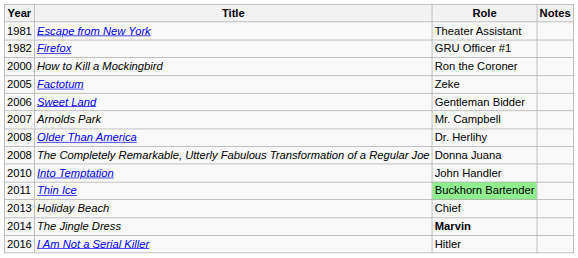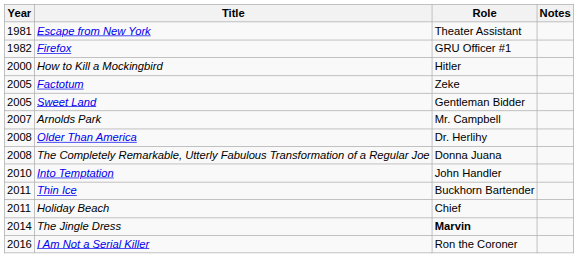(476, 66) Ron the Coroner -> (448, 66) Hitler
(19, 102) 2006 -> (19, 102) 2005
(485, 191) lightgreen background -> (485, 191) no background
(19, 208) 2013 -> (19, 208) 2011
(448, 244) Hitler -> (476, 244) Ron the Coroner
